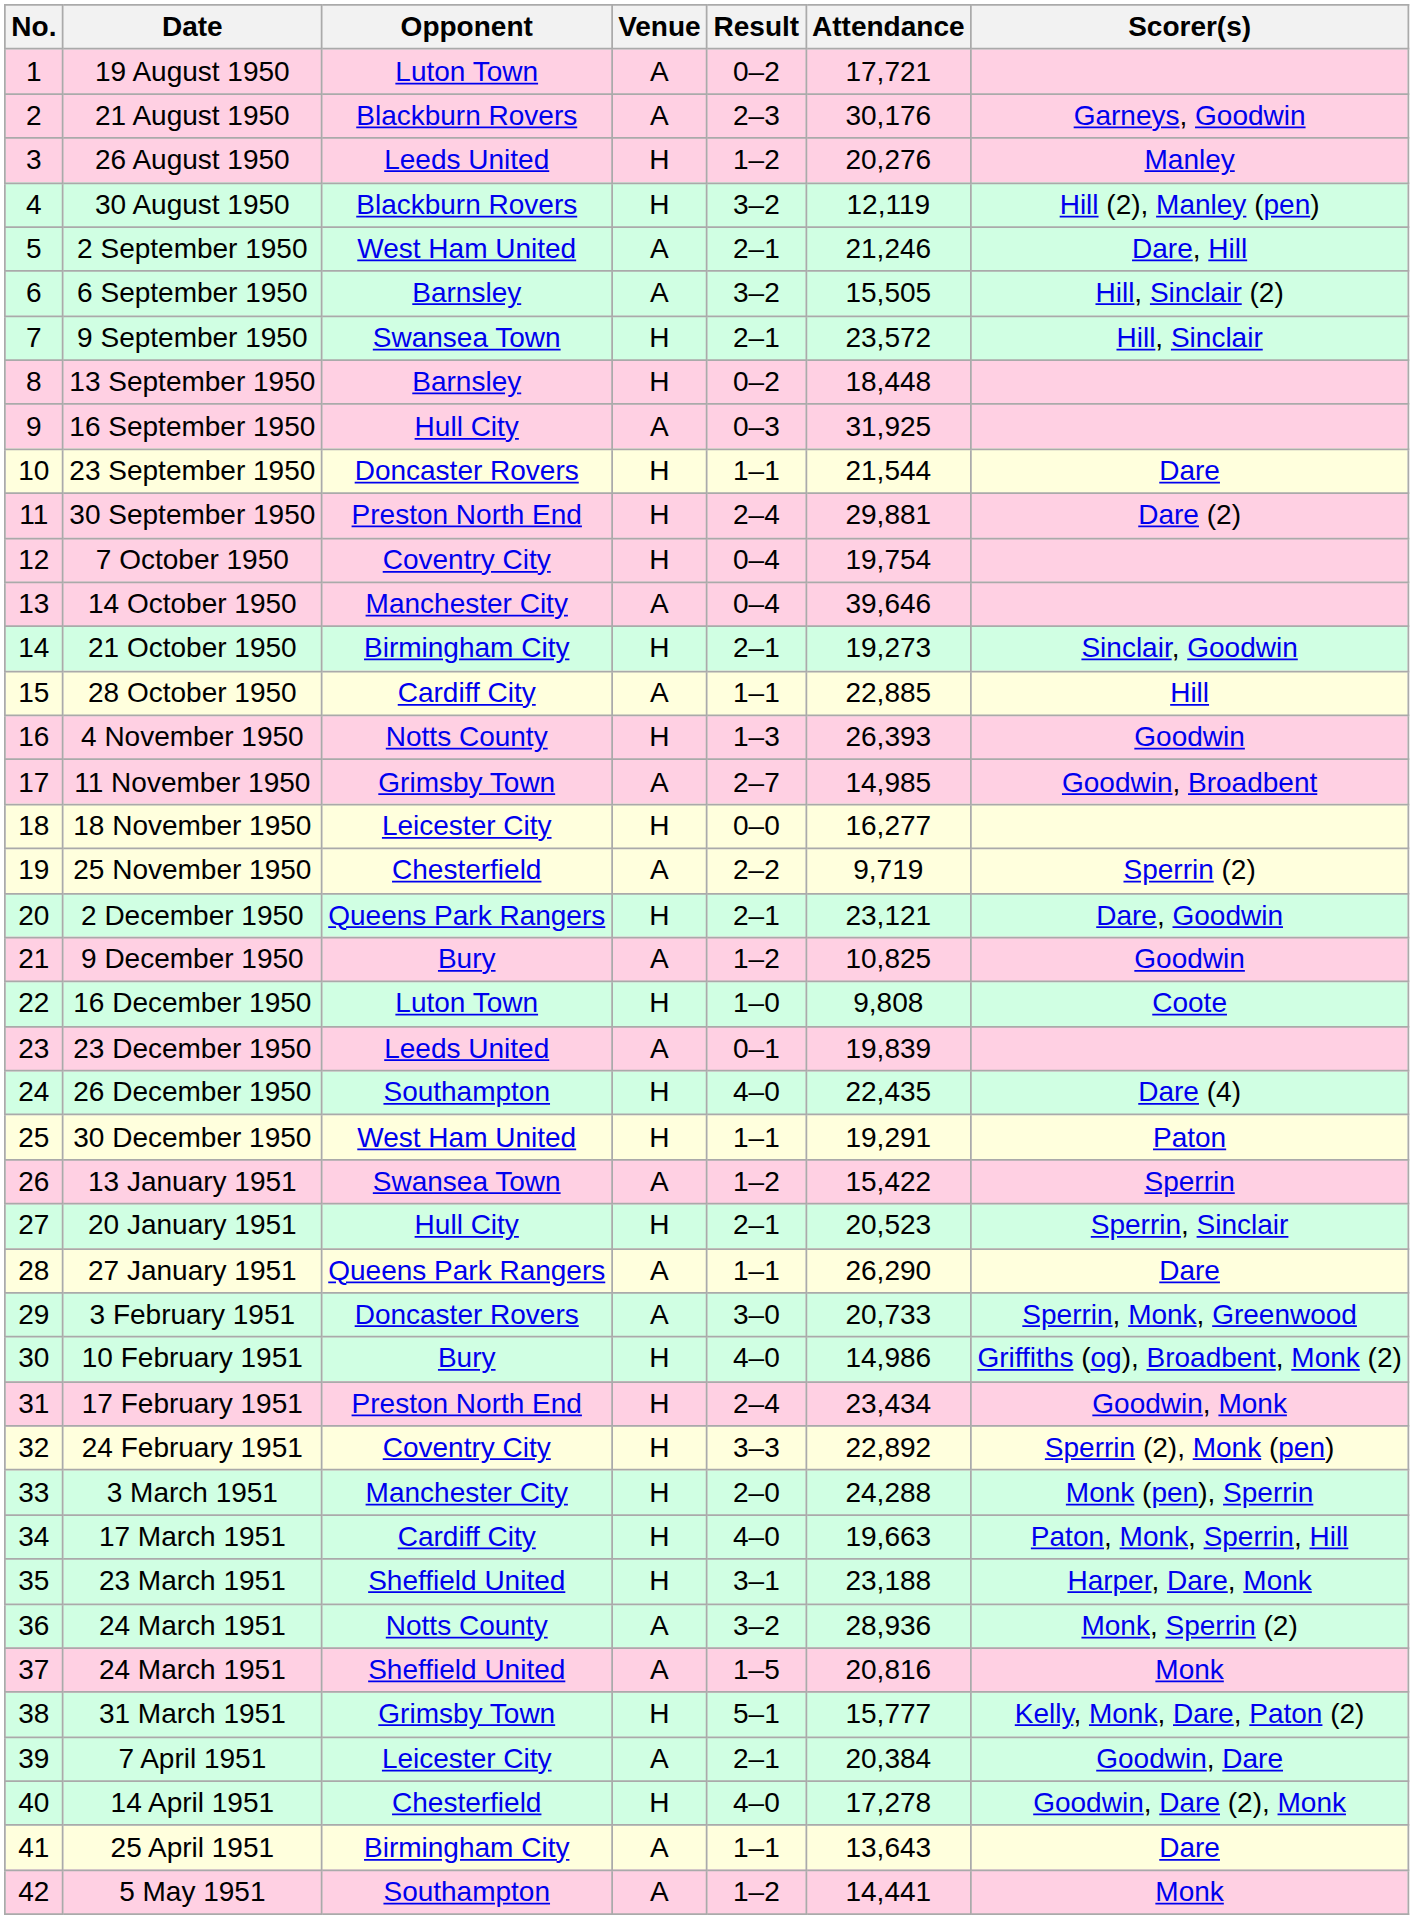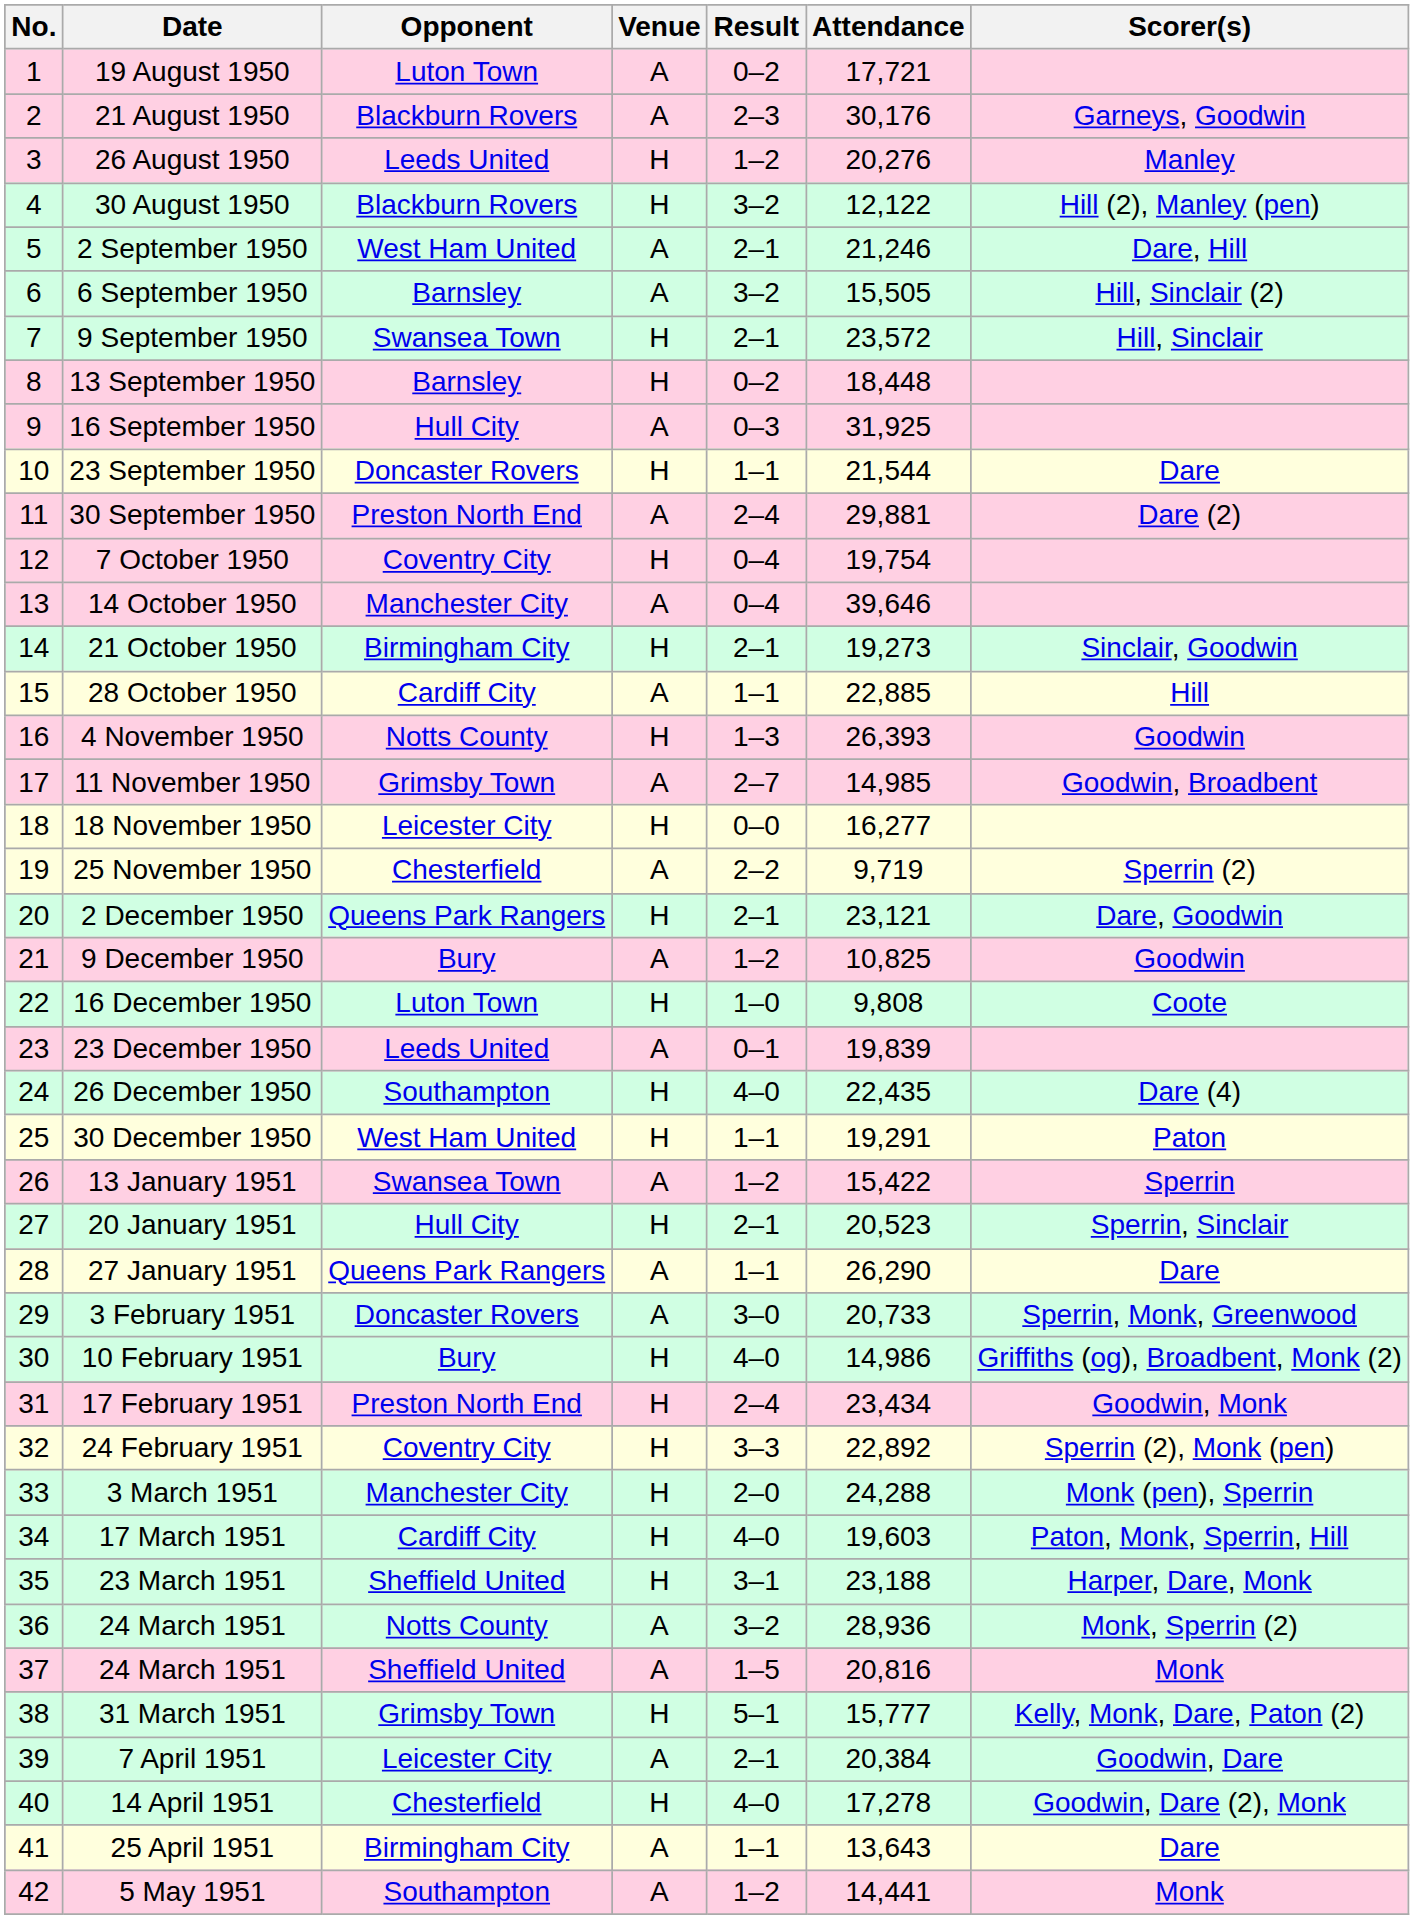(888, 204) 12,119 -> (888, 204) 12,122
(659, 515) H -> (659, 515) A
(888, 1536) 19,663 -> (888, 1536) 19,603
